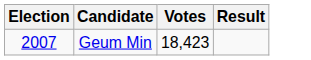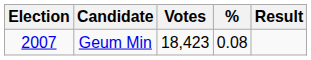+ column: (232, 17)
